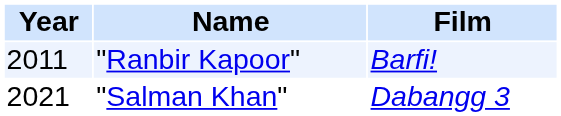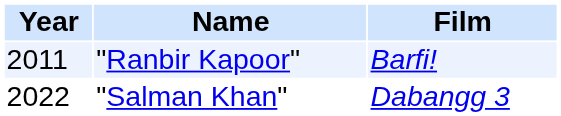(38, 96) 2021 -> (38, 96) 2022
